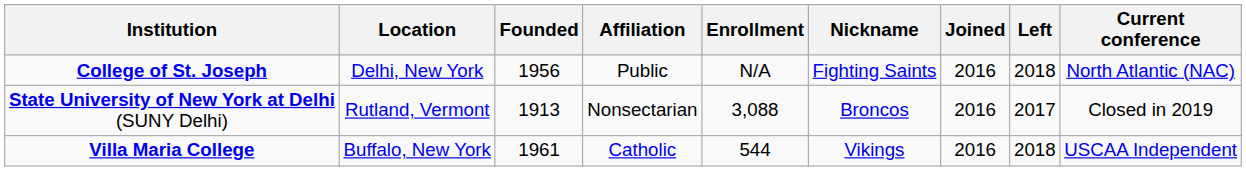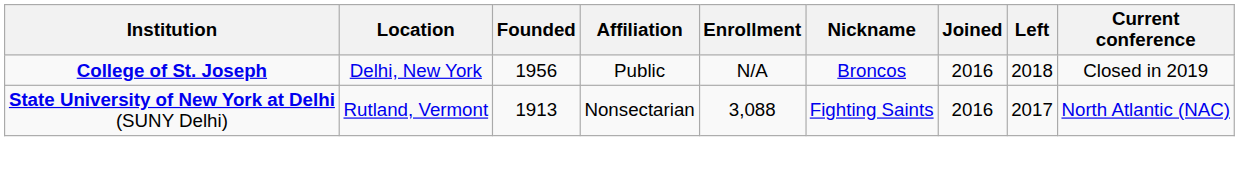(874, 70) Fighting Saints -> (872, 70) Broncos
(1151, 70) North Atlantic (NAC) -> (1146, 70) Closed in 2019
(874, 110) Broncos -> (872, 110) Fighting Saints
(1151, 110) Closed in 2019 -> (1146, 110) North Atlantic (NAC)
- row: (172, 150)
